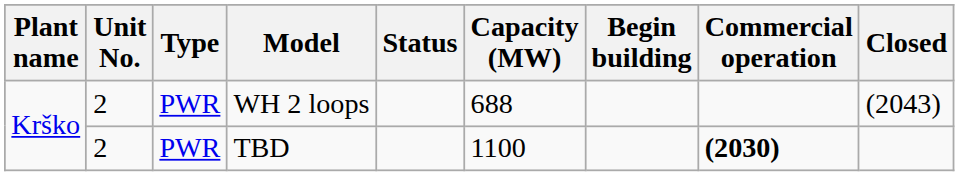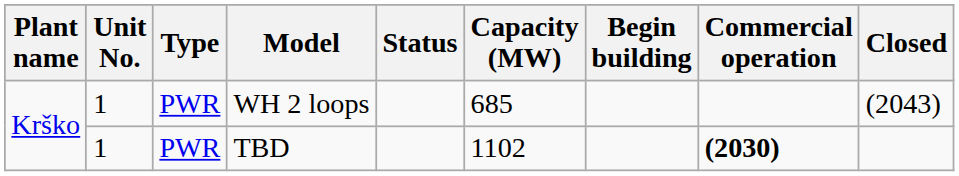(100, 103) 2 -> (100, 103) 1
(492, 103) 688 -> (492, 103) 685
(100, 147) 2 -> (100, 147) 1
(498, 147) 1100 -> (498, 147) 1102
